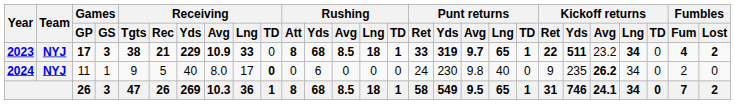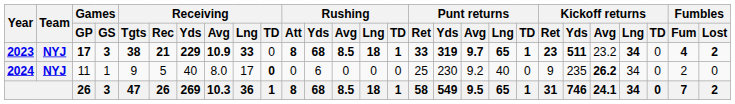(550, 52) 22 -> (550, 52) 23
(421, 71) 24 -> (421, 71) 25
(475, 71) 9.8 -> (475, 71) 9.2
